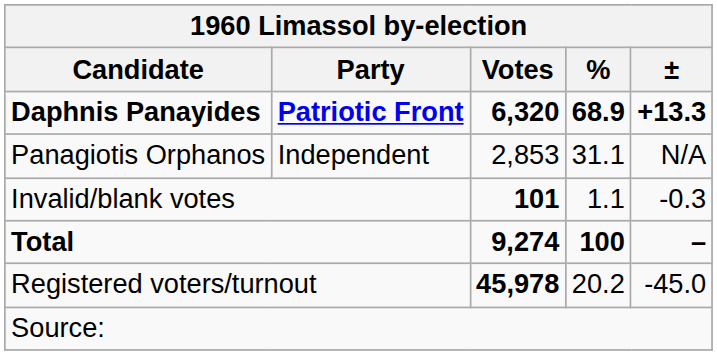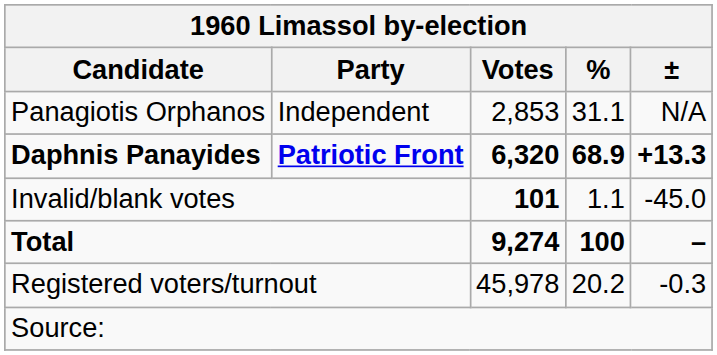rows swapped: (136, 112) <-> (138, 155)
(683, 198) -0.3 -> (675, 198) -45.0
(518, 284) bold -> (518, 284) normal
(675, 284) -45.0 -> (683, 284) -0.3
